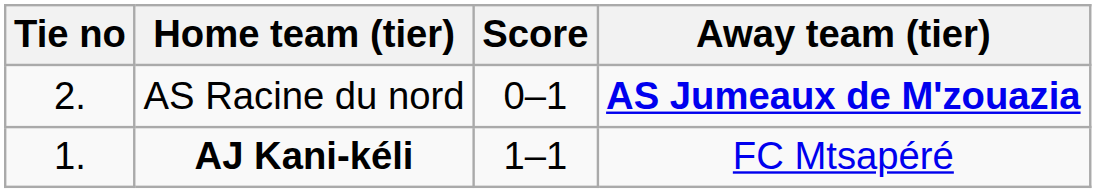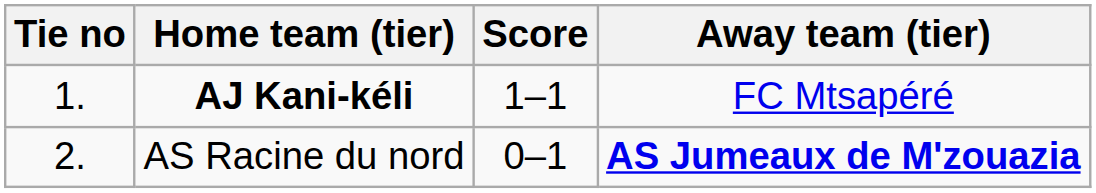rows swapped: (304, 156) <-> (304, 95)
